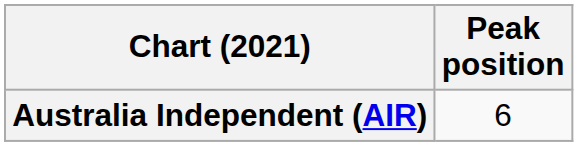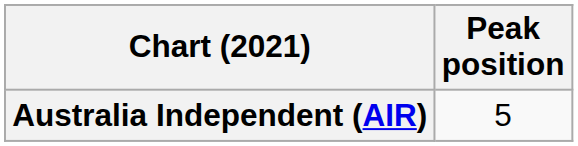(503, 114) 6 -> (503, 114) 5
